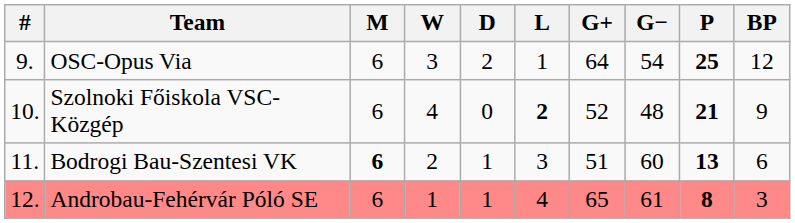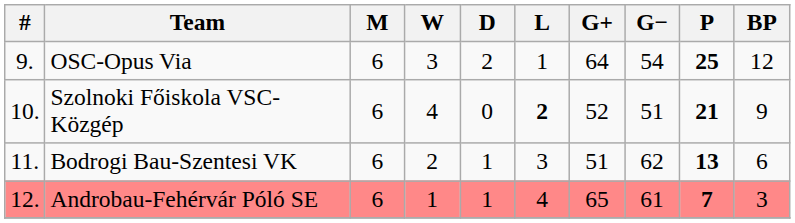(652, 110) 48 -> (652, 110) 51
(377, 161) bold -> (377, 161) normal
(652, 161) 60 -> (652, 161) 62
(707, 198) 8 -> (707, 198) 7
